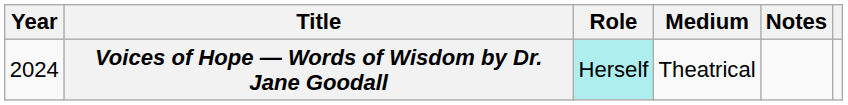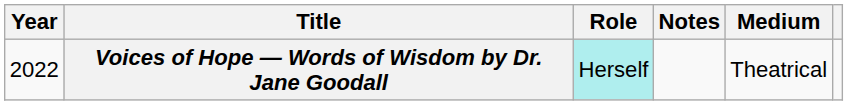columns swapped: (707, 22) <-> (796, 22)
(34, 69) 2024 -> (34, 69) 2022
